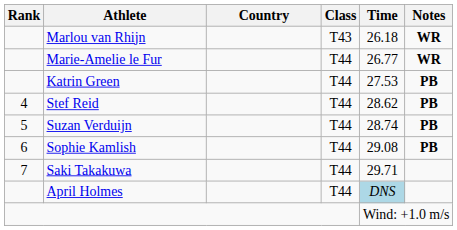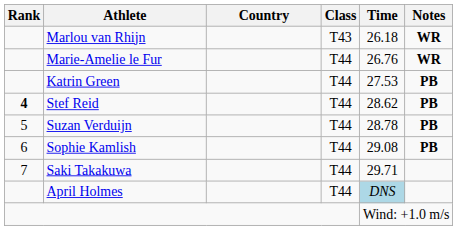(382, 59) 26.77 -> (382, 59) 26.76
(24, 103) normal -> (24, 103) bold
(382, 125) 28.74 -> (382, 125) 28.78
